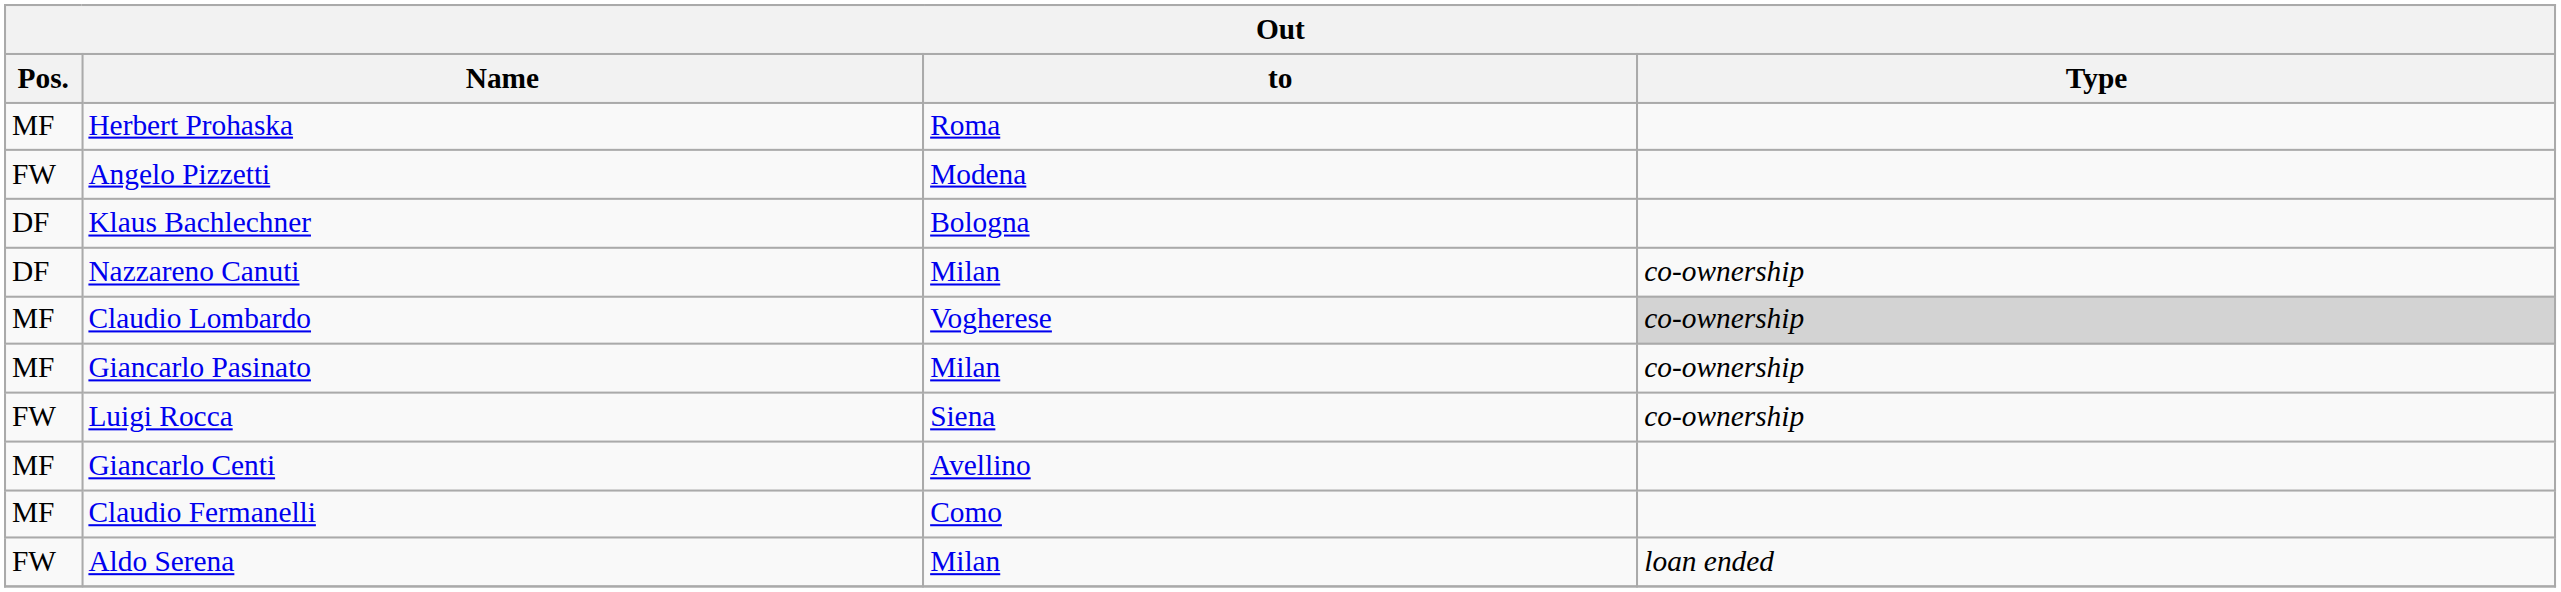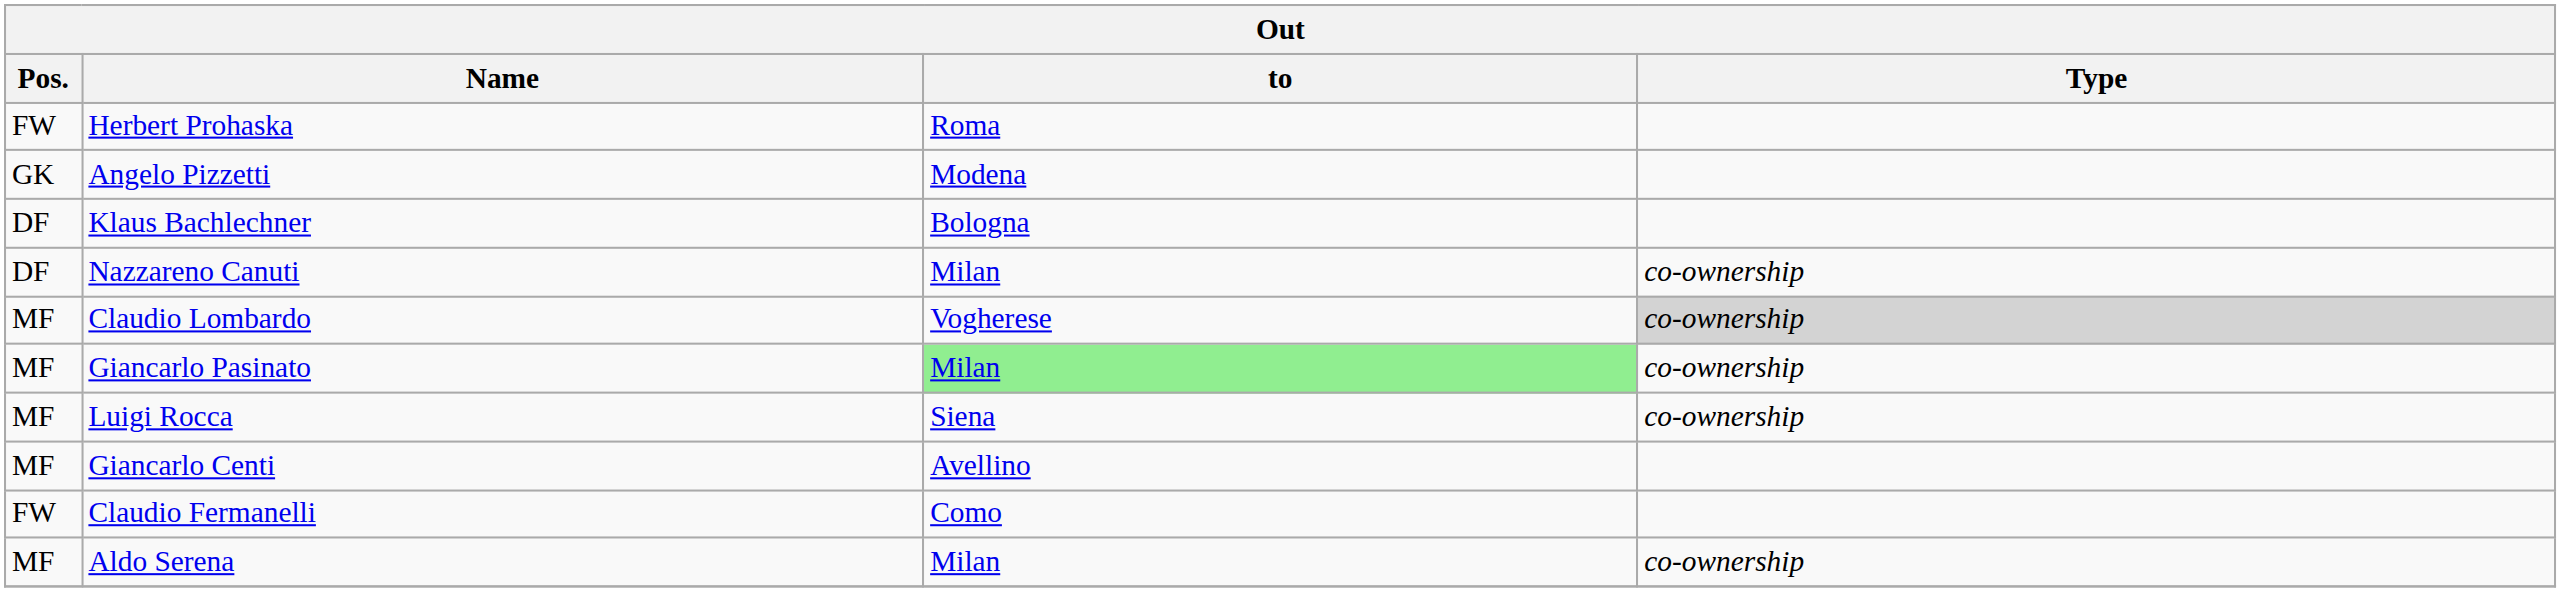(33, 126) MF -> (34, 126) FW
(34, 174) FW -> (33, 174) GK
(965, 368) no background -> (965, 368) lightgreen background
(34, 416) FW -> (33, 416) MF
(33, 513) MF -> (34, 513) FW
(34, 562) FW -> (33, 562) MF
(1709, 562) loan ended -> (1724, 562) co-ownership
